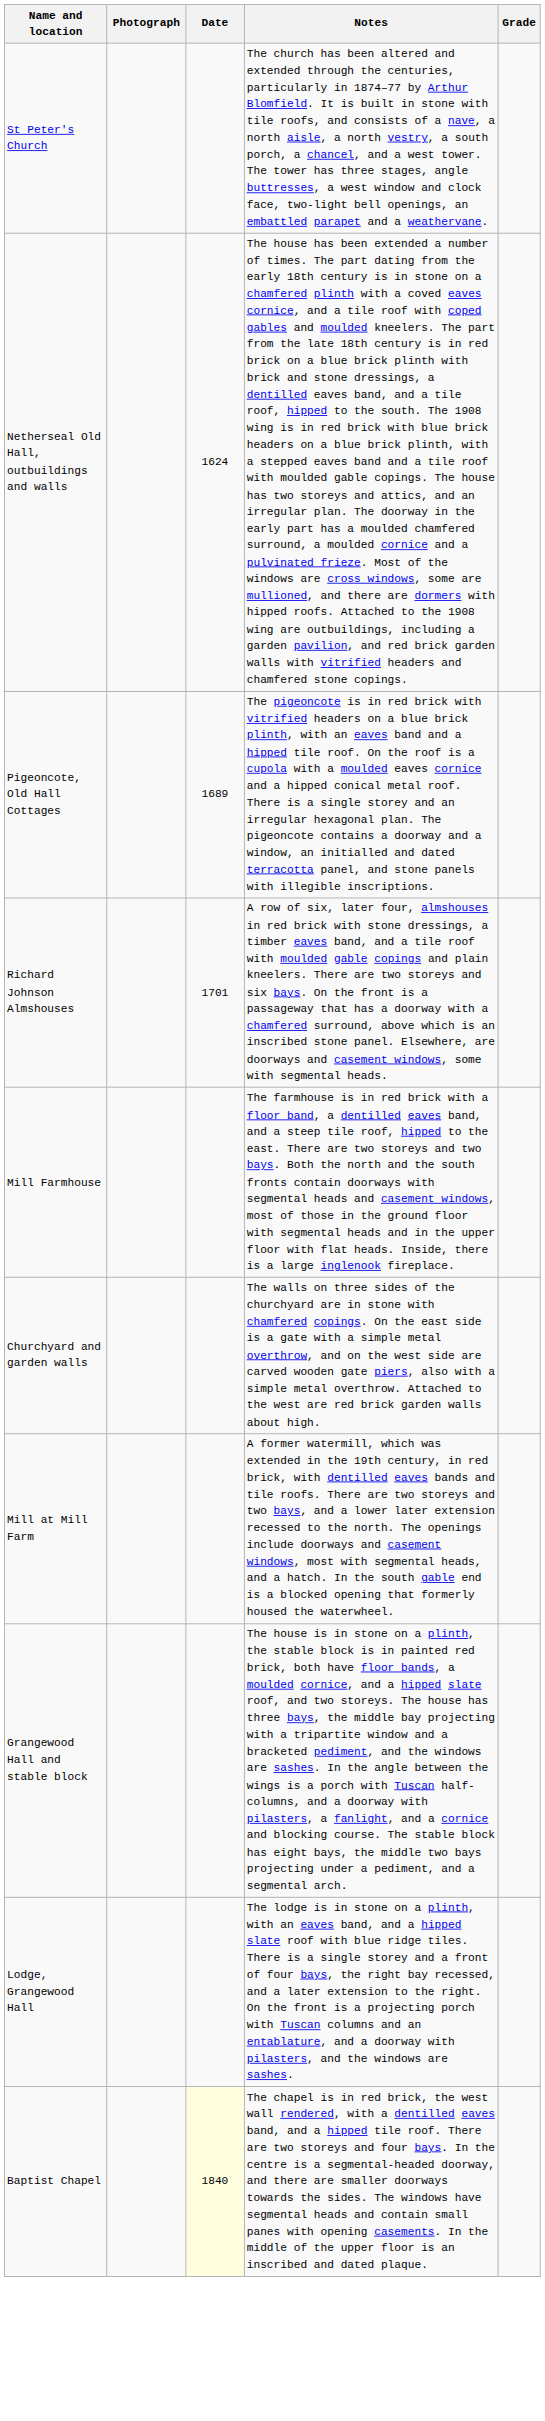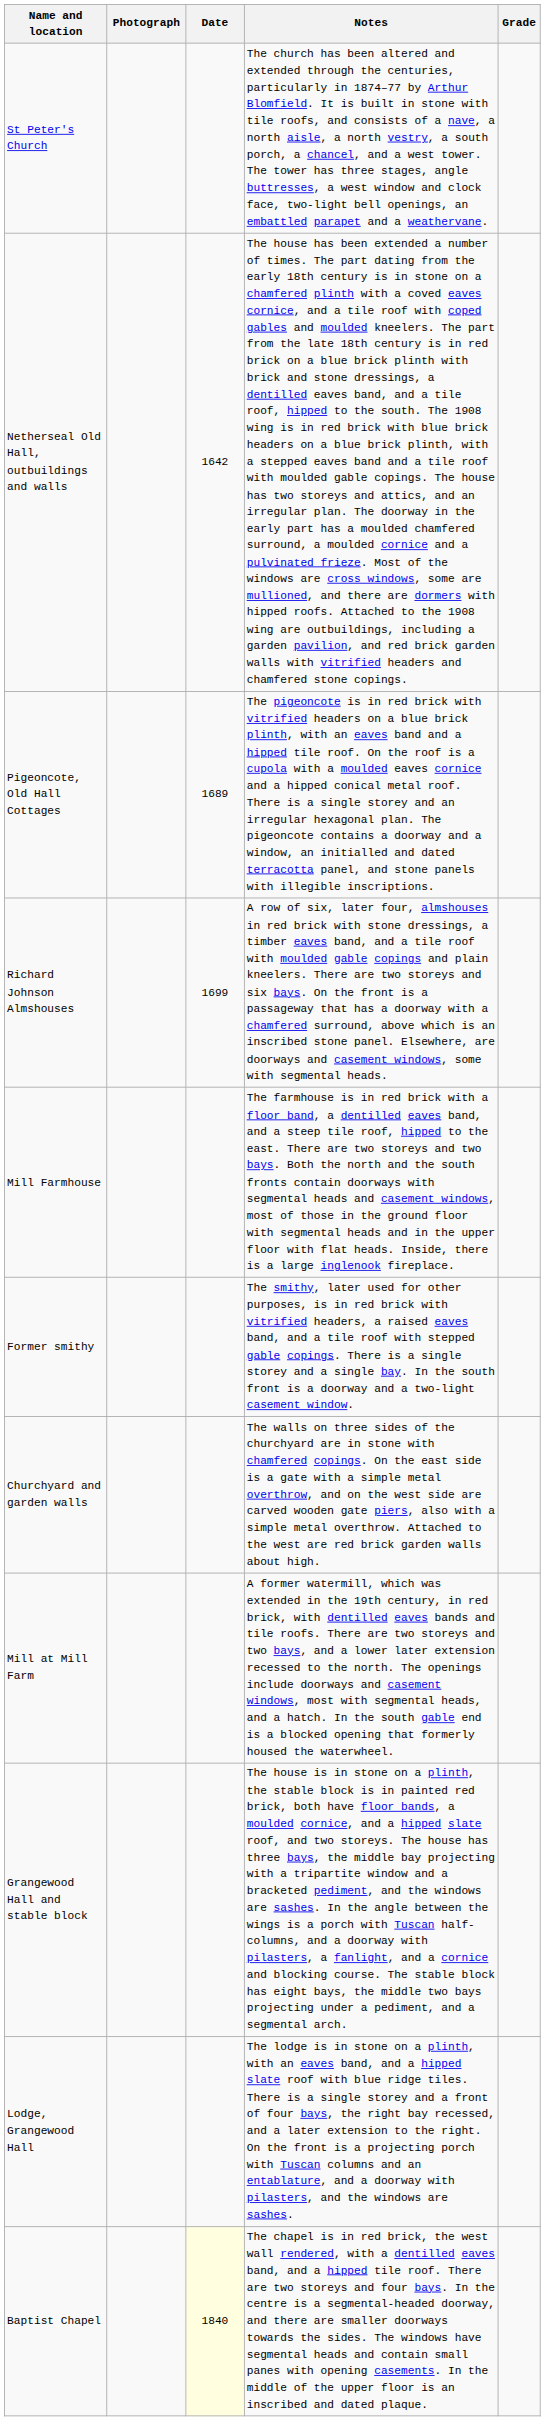(215, 462) 1624 -> (215, 462) 1642
(215, 992) 1701 -> (215, 992) 1699
+ row: (51, 1347)
